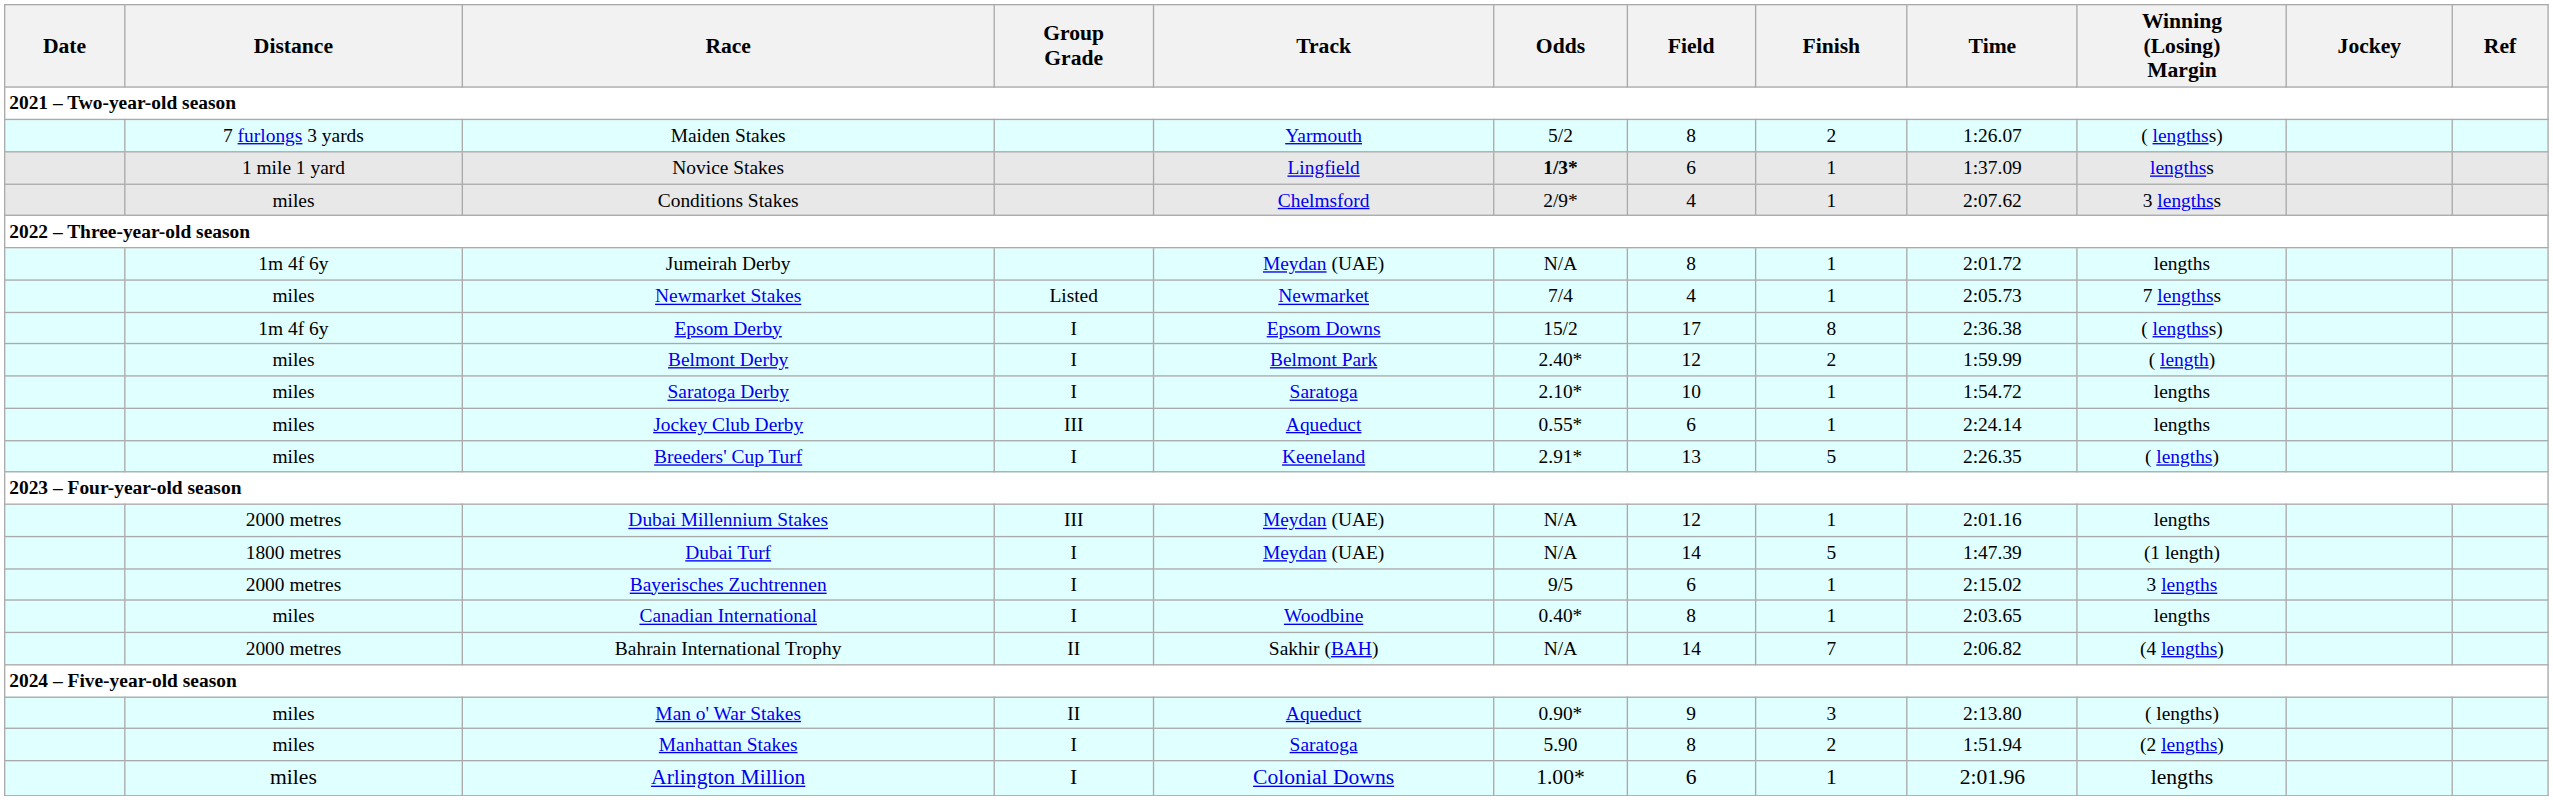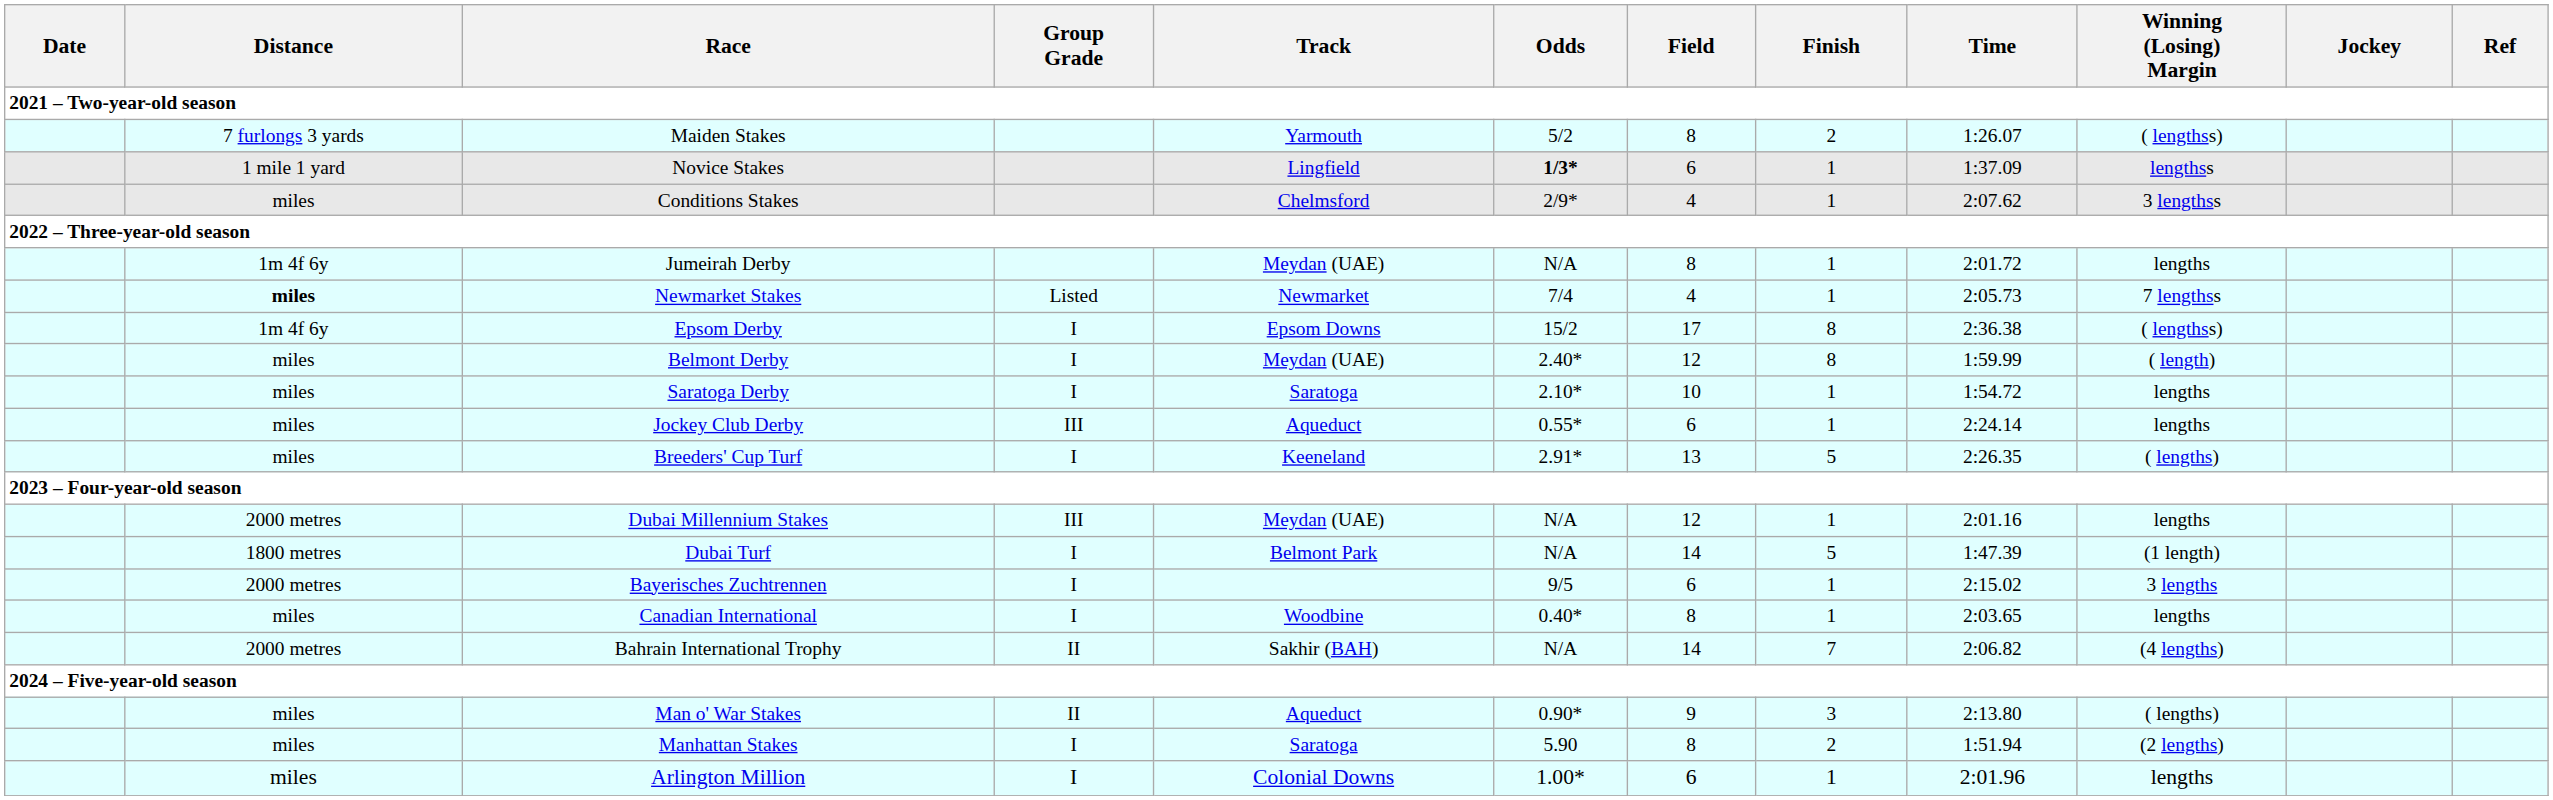(293, 295) normal -> (293, 295) bold
(1324, 359) Belmont Park -> (1324, 359) Meydan (UAE)
(1831, 359) 2 -> (1831, 359) 8
(1324, 552) Meydan (UAE) -> (1324, 552) Belmont Park
